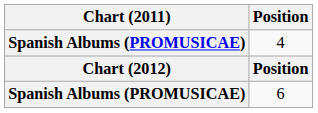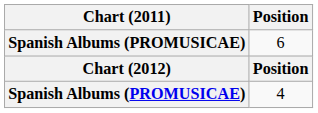rows swapped: (281, 42) <-> (281, 94)
